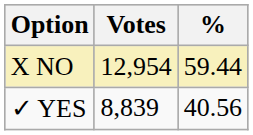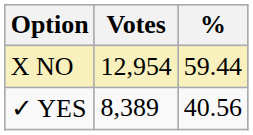(130, 108) 8,839 -> (130, 108) 8,389
